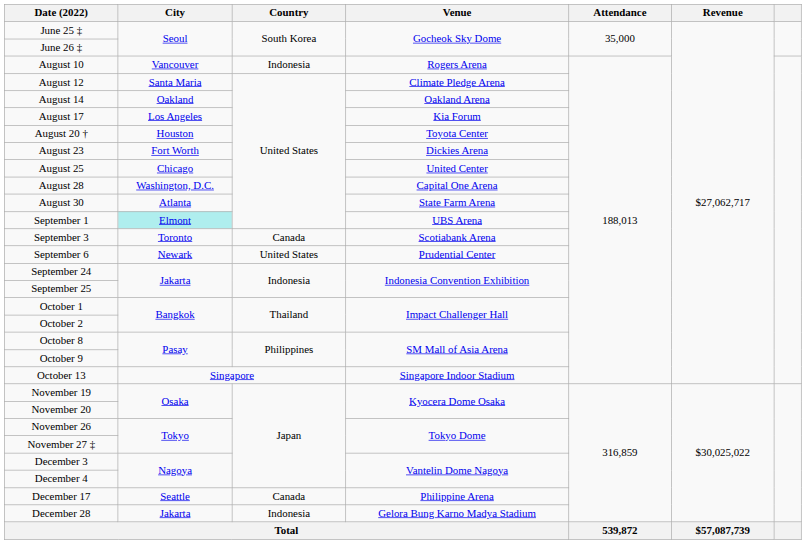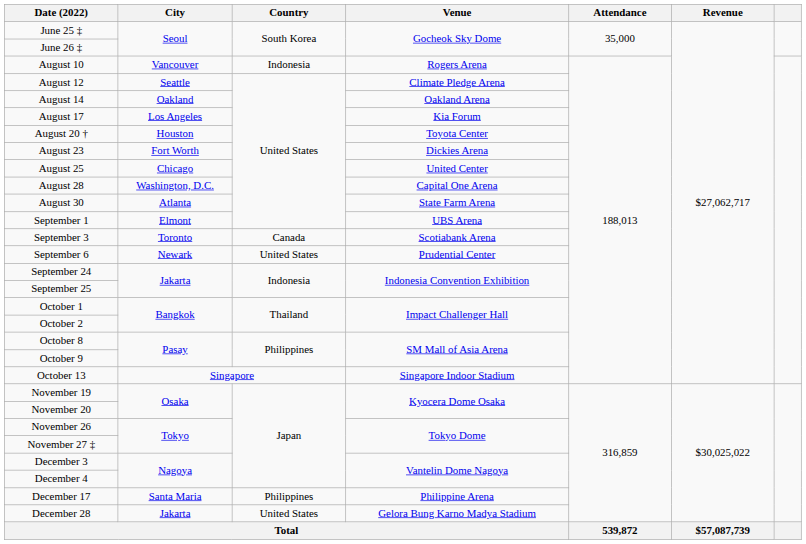(175, 82) Santa Maria -> (175, 82) Seattle
(175, 220) paleturquoise background -> (175, 220) no background
(175, 496) Seattle -> (175, 496) Santa Maria
(289, 496) Canada -> (289, 496) Philippines
(289, 513) Indonesia -> (289, 513) United States
